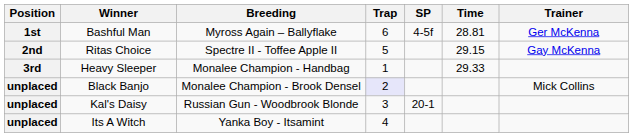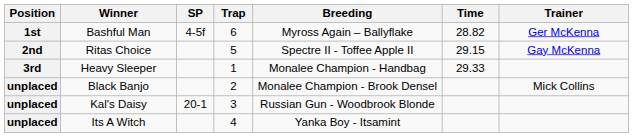columns swapped: (271, 13) <-> (423, 13)
(470, 31) 28.81 -> (470, 31) 28.82
(385, 86) lavender background -> (233, 86) no background
